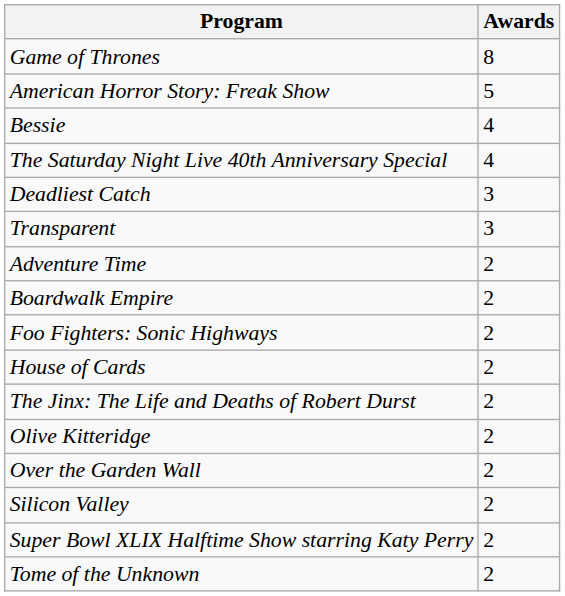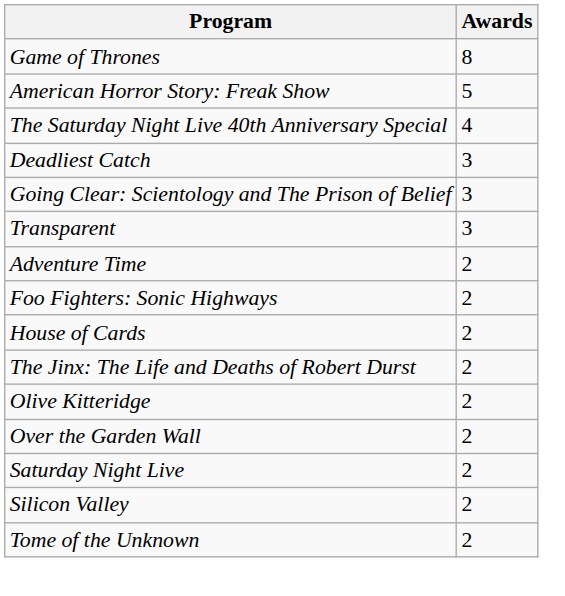- row: (37, 125)
+ row: (231, 194)
- row: (91, 297)
+ row: (97, 470)
- row: (241, 539)
